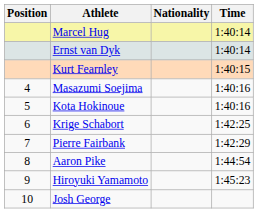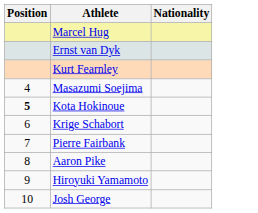- column: (232, 13)
(27, 106) normal -> (27, 106) bold
